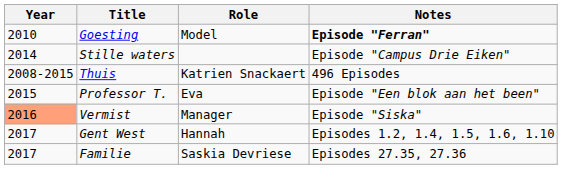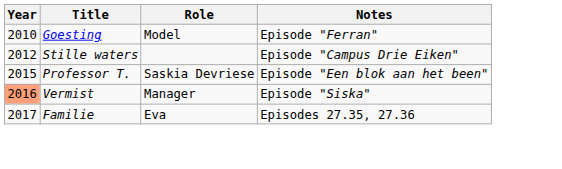(371, 34) bold -> (319, 34) normal
(22, 54) 2014 -> (22, 54) 2012
- row: (98, 74)
(192, 94) Eva -> (199, 74) Saskia Devriese
- row: (113, 134)
(236, 154) Saskia Devriese -> (155, 114) Eva
